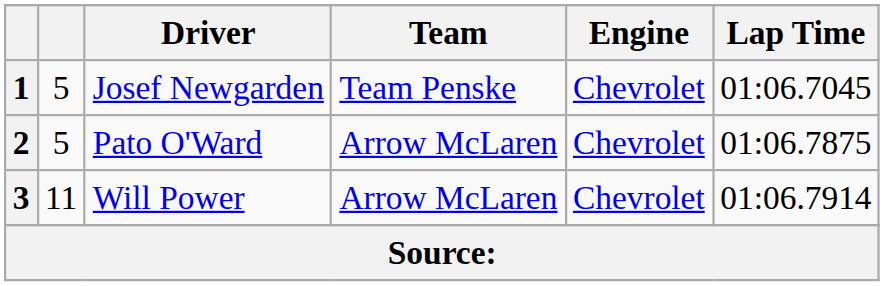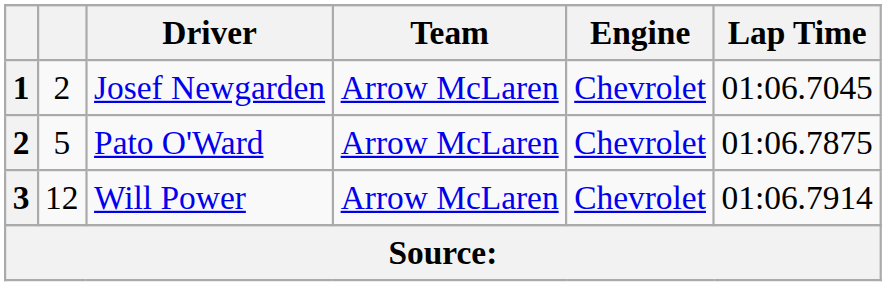(61, 87) 5 -> (62, 87) 2
(428, 87) Team Penske -> (450, 87) Arrow McLaren
(61, 197) 11 -> (62, 197) 12
